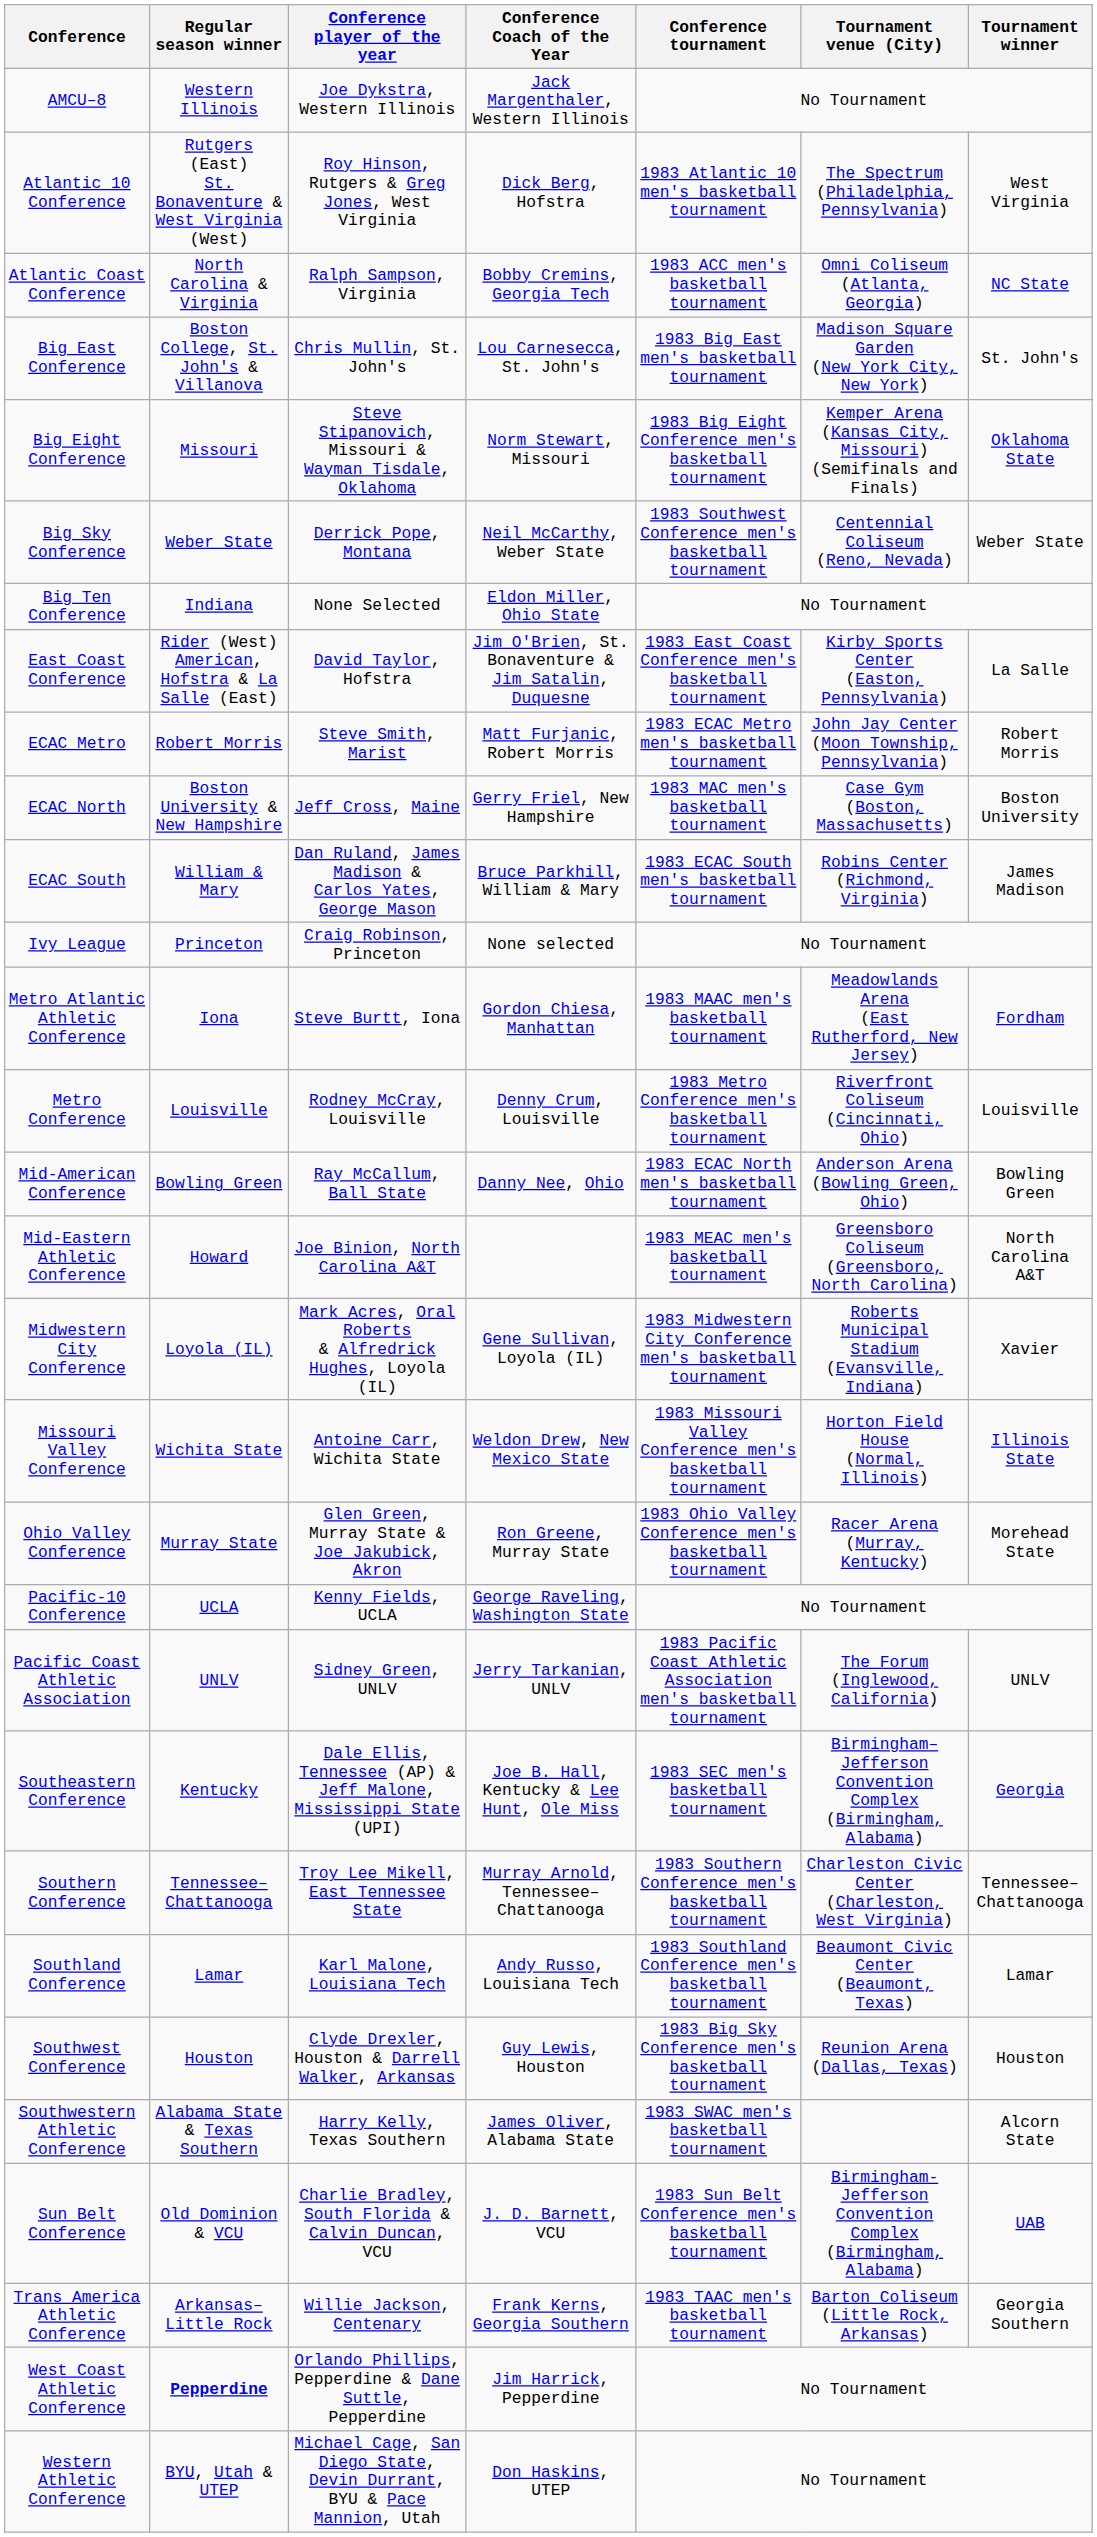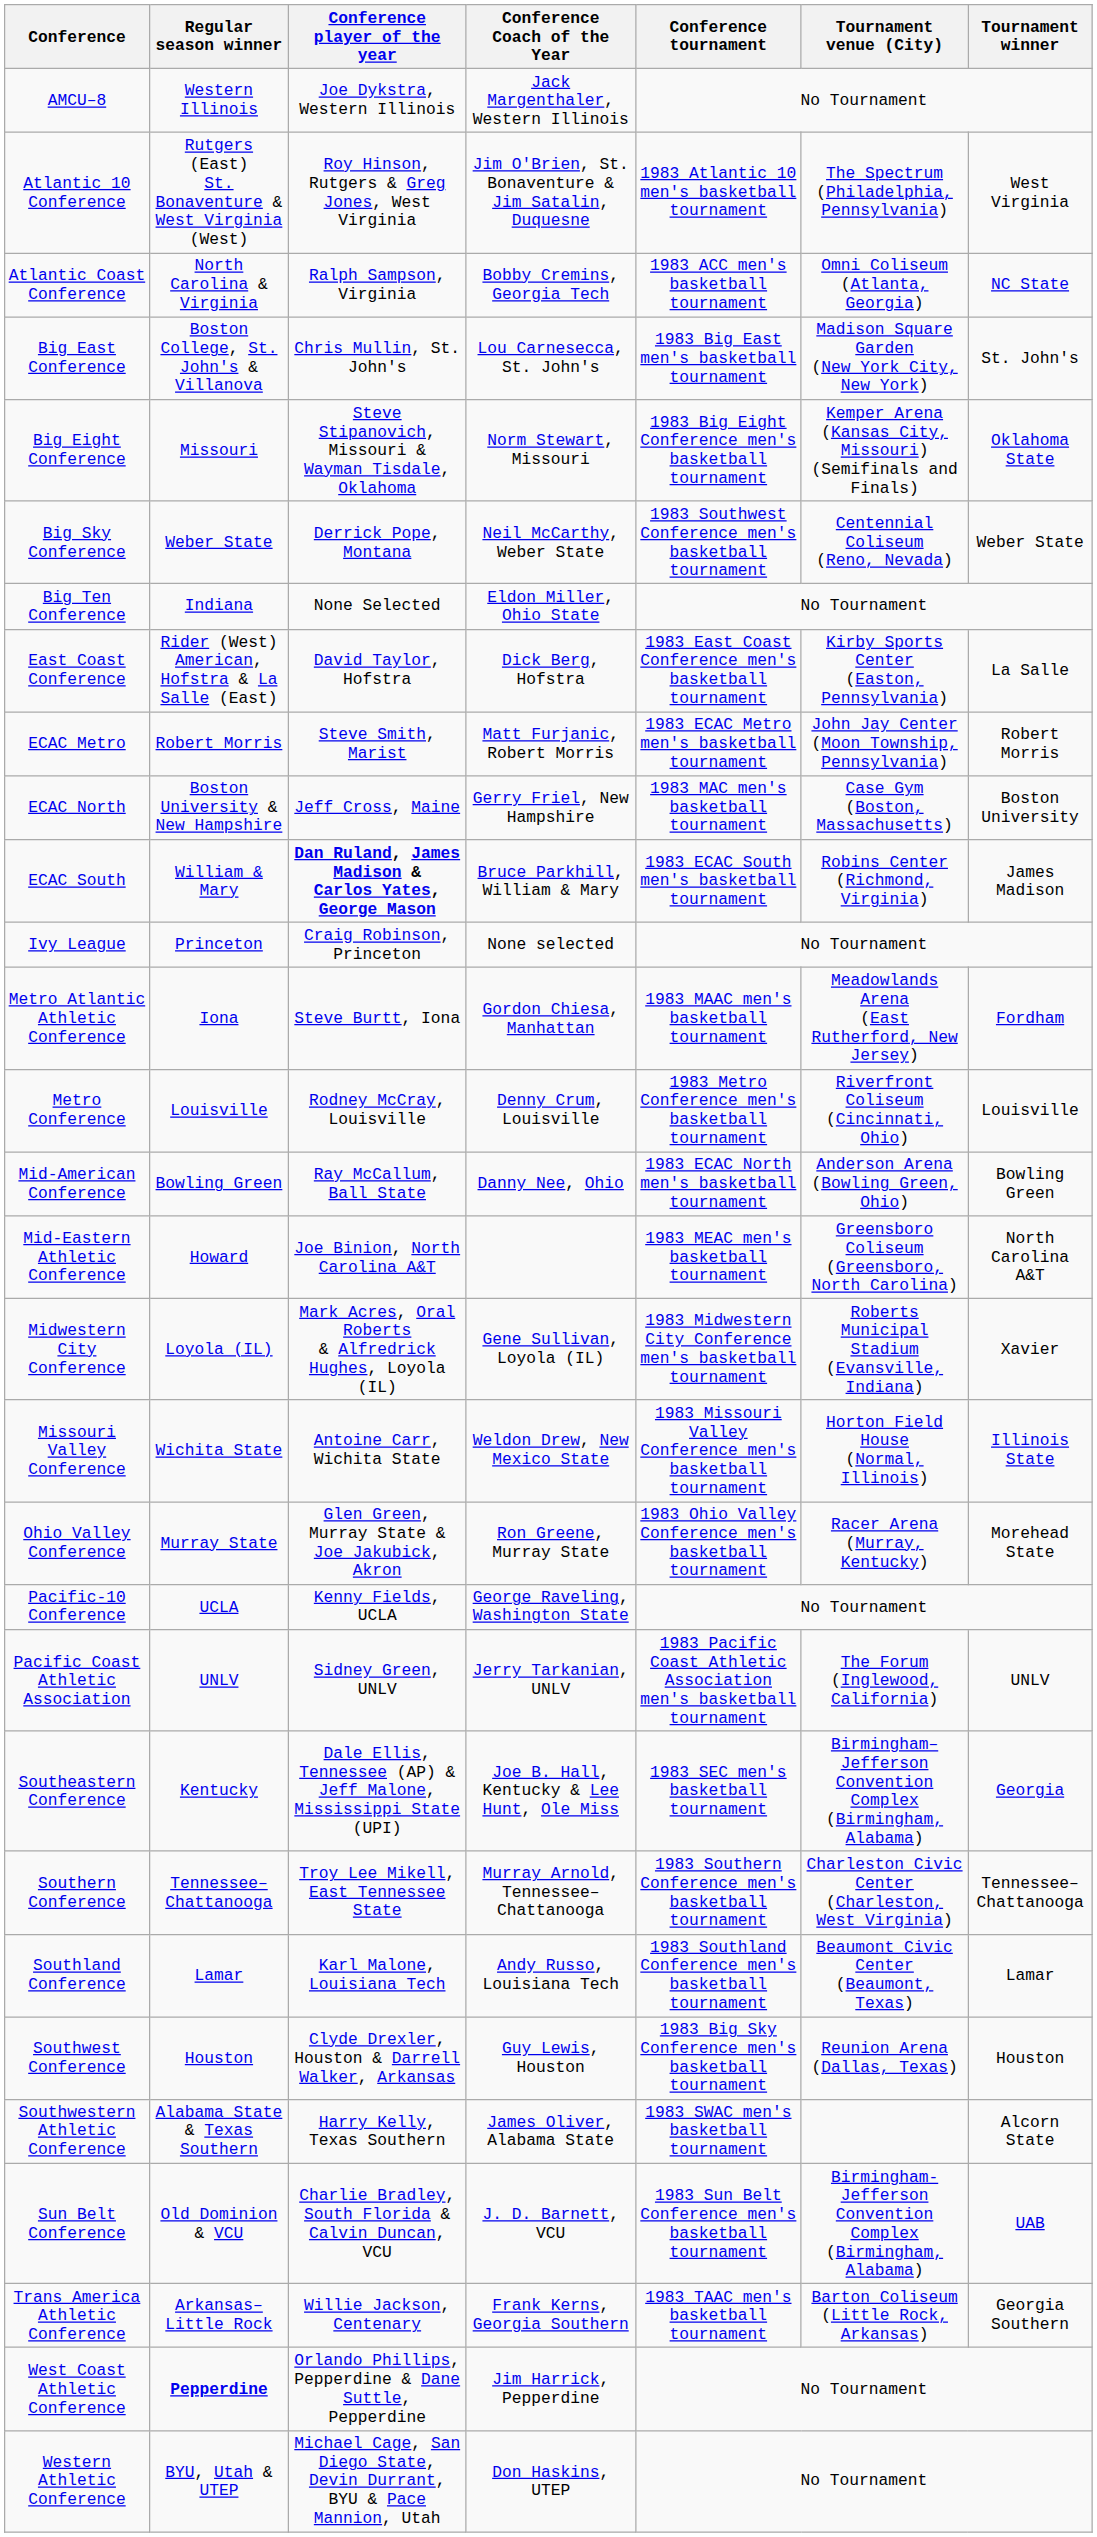(551, 193) Dick Berg, Hofstra -> (551, 193) Jim O'Brien, St. Bonaventure & Jim Satalin, Duquesne
(551, 670) Jim O'Brien, St. Bonaventure & Jim Satalin, Duquesne -> (551, 670) Dick Berg, Hofstra
(377, 881) normal -> (377, 881) bold
